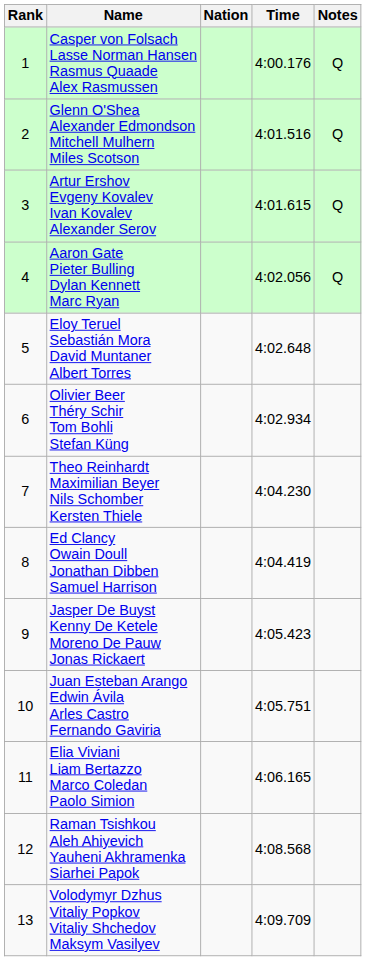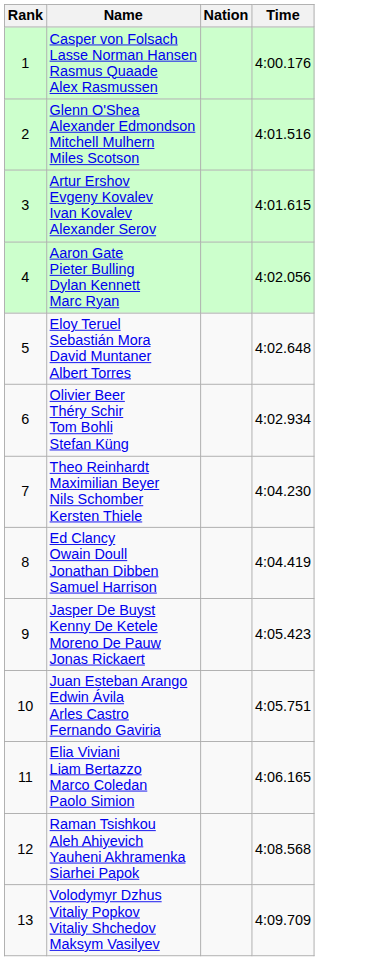- column: (338, 15)
